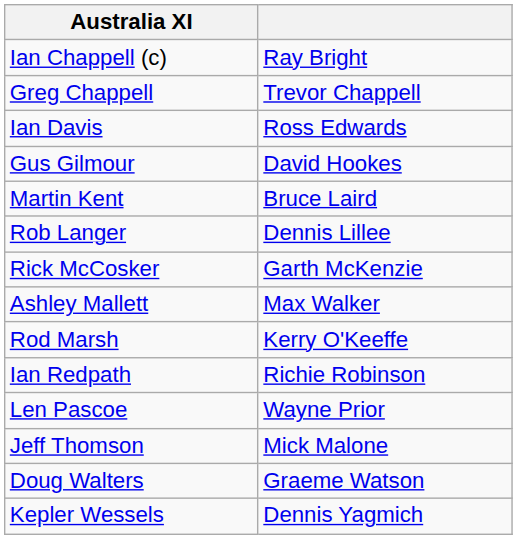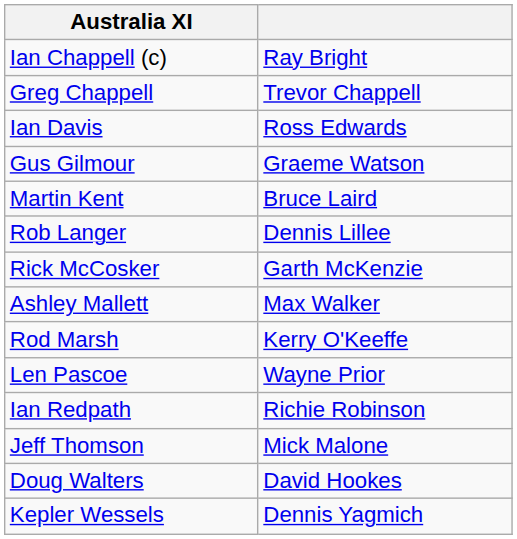(333, 163) David Hookes -> (344, 163) Graeme Watson
rows swapped: (69, 410) <-> (70, 374)
(344, 480) Graeme Watson -> (333, 480) David Hookes
